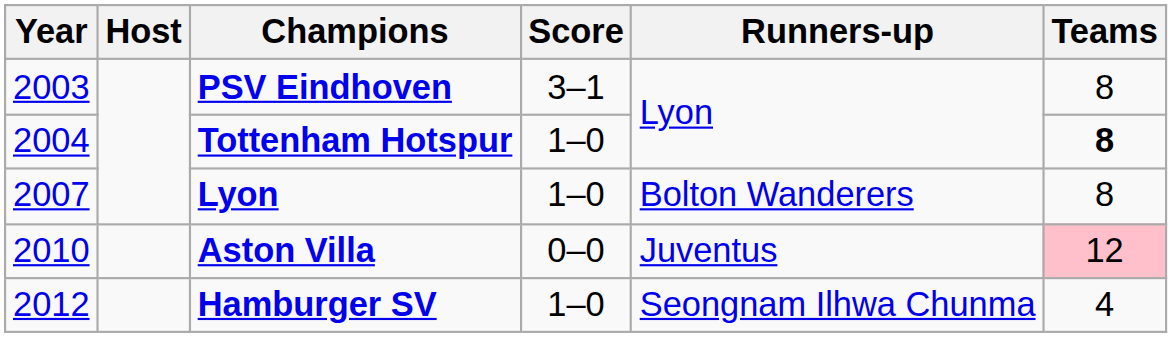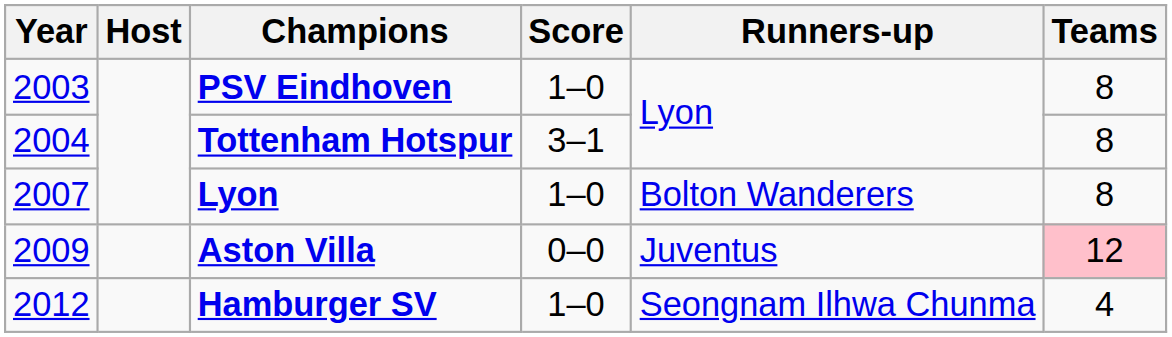(576, 86) 3–1 -> (576, 86) 1–0
(576, 140) 1–0 -> (576, 140) 3–1
(1105, 140) bold -> (1105, 140) normal
(51, 250) 2010 -> (51, 250) 2009
